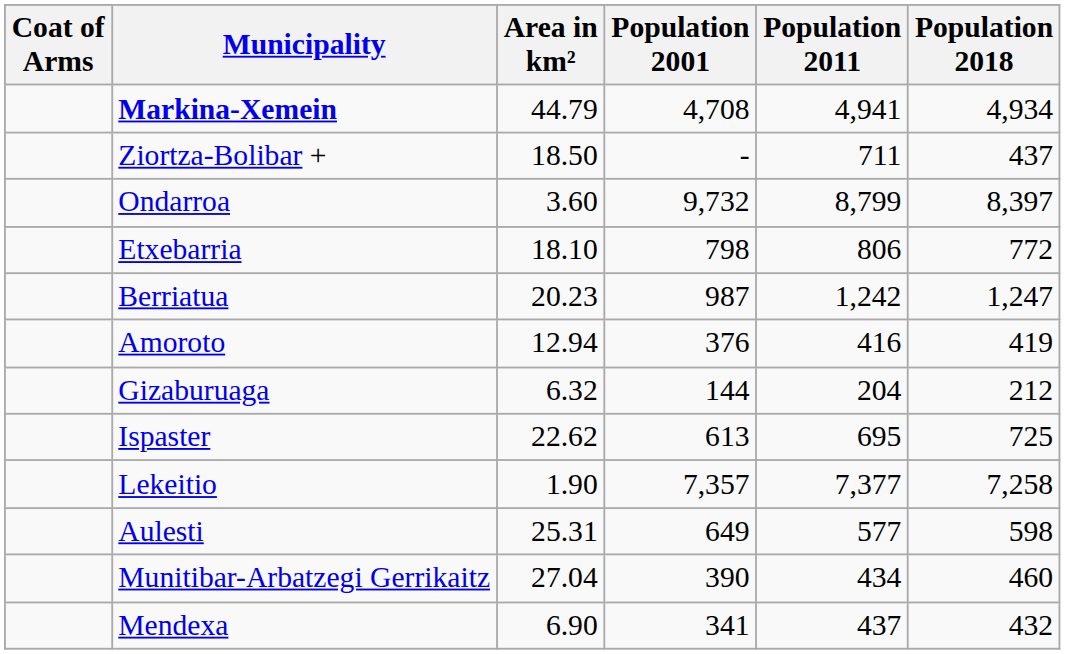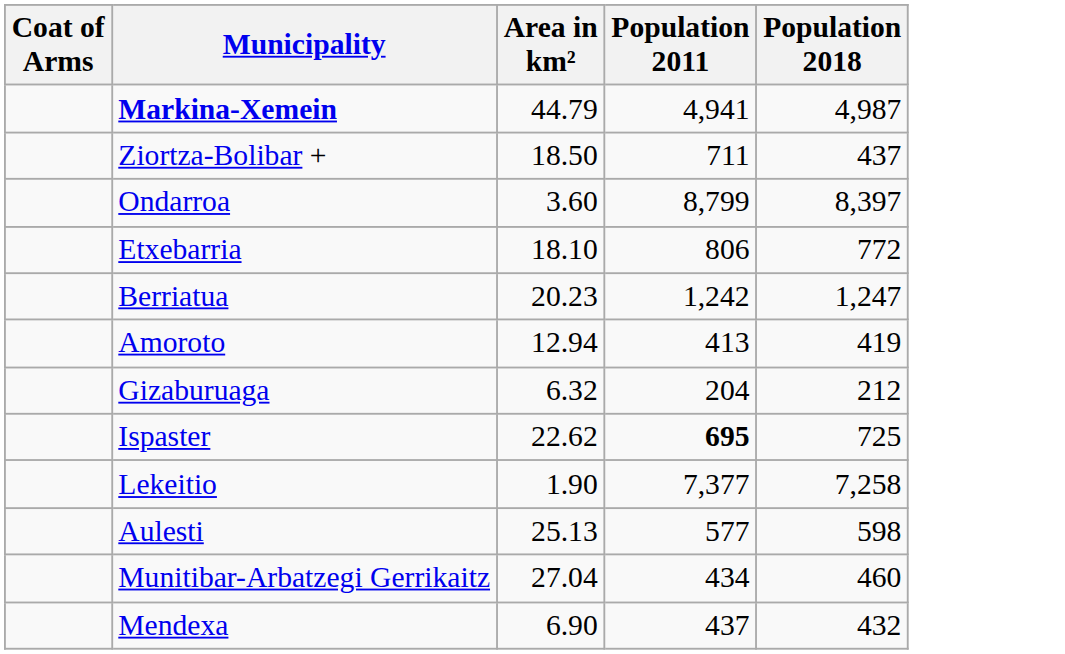- column: (680, 44)
(1020, 108) 4,934 -> (868, 108) 4,987
(879, 342) 416 -> (727, 342) 413
(879, 436) normal -> (727, 436) bold
(564, 530) 25.31 -> (564, 530) 25.13
